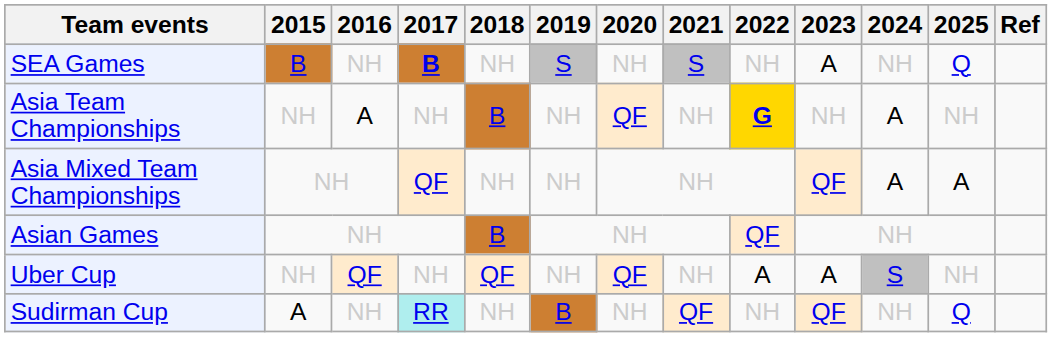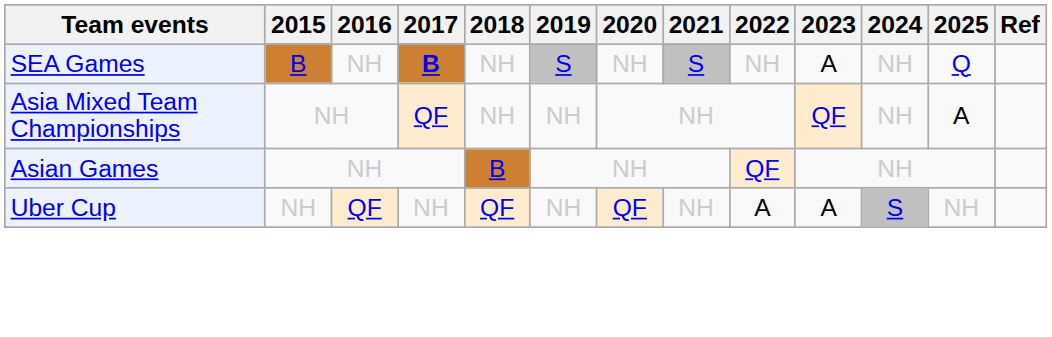- row: (95, 116)
(895, 182) A -> (895, 116) NH
- row: (89, 313)
